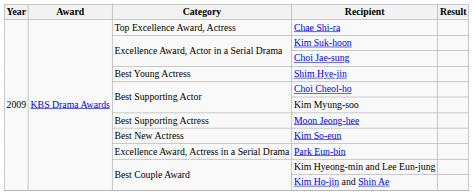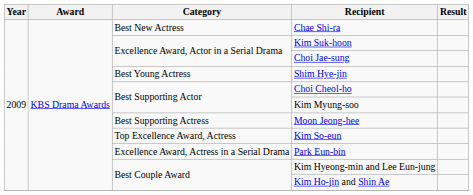(175, 27) Top Excellence Award, Actress -> (149, 27) Best New Actress
(149, 136) Best New Actress -> (175, 136) Top Excellence Award, Actress
